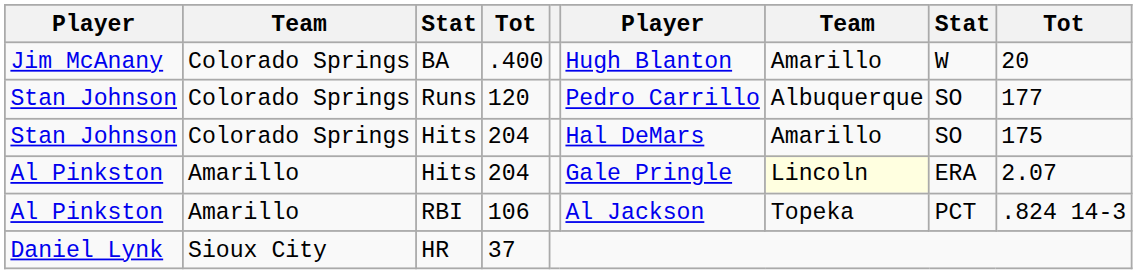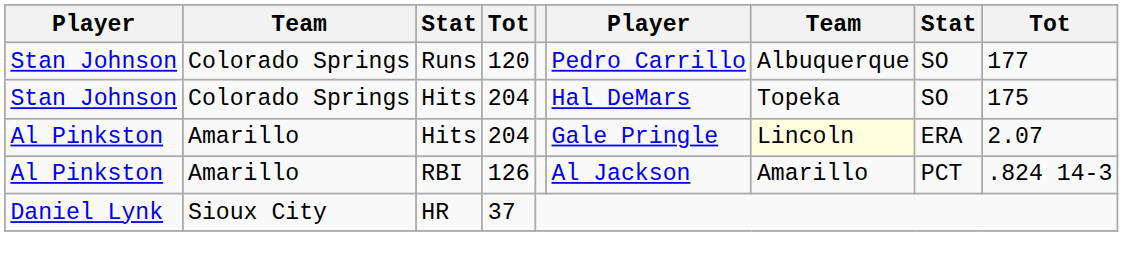- row: (87, 61)
(826, 137) Amarillo -> (799, 99) Topeka
(509, 212) 106 -> (509, 175) 126
(813, 212) Topeka -> (813, 175) Amarillo
